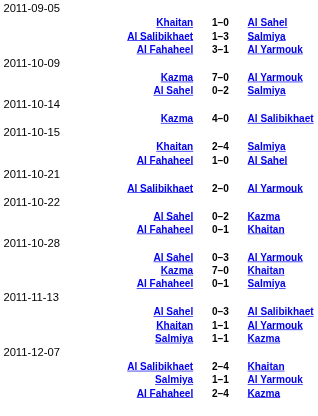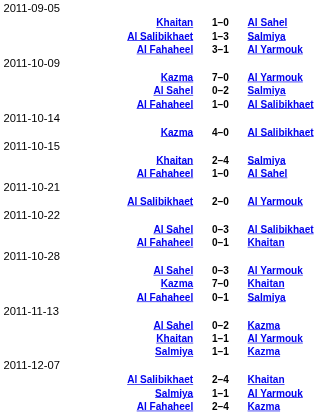+ row: (165, 104)
rows swapped: (173, 216) <-> (173, 312)
